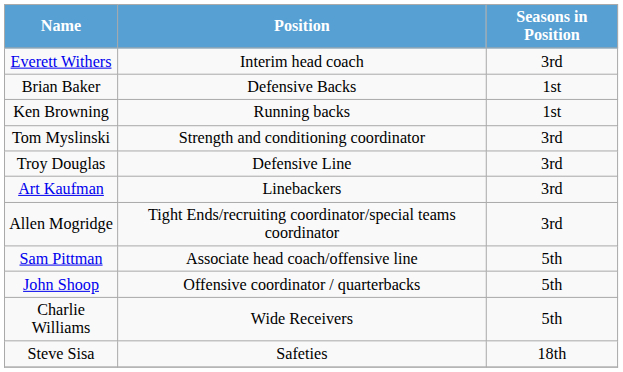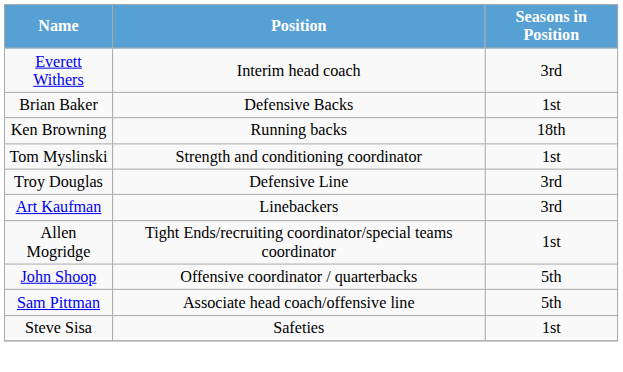(552, 112) 1st -> (551, 130) 18th
(552, 138) 3rd -> (551, 156) 1st
(552, 223) 3rd -> (551, 242) 1st
rows swapped: (61, 258) <-> (61, 284)
- row: (61, 319)
(552, 353) 18th -> (551, 328) 1st
